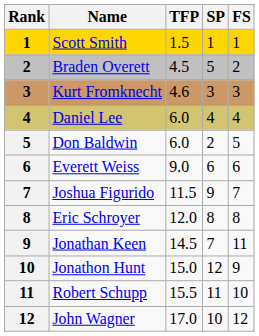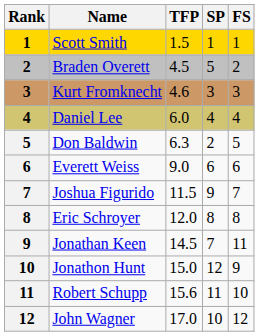(179, 142) 6.0 -> (179, 142) 6.3
(183, 293) 15.5 -> (183, 293) 15.6
